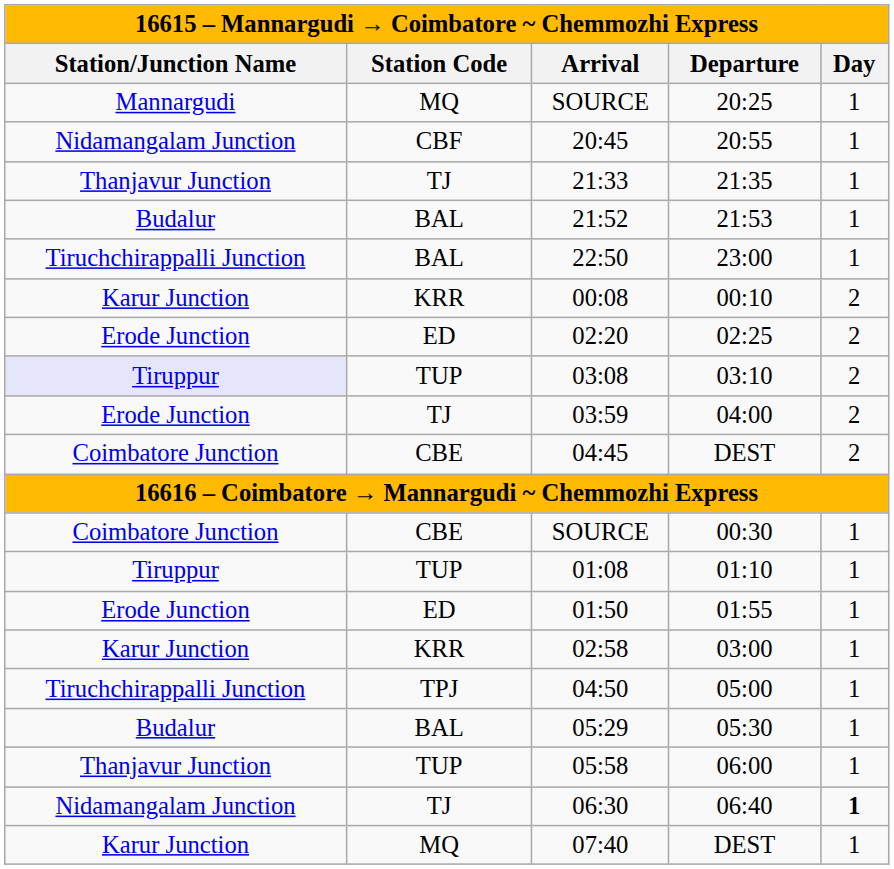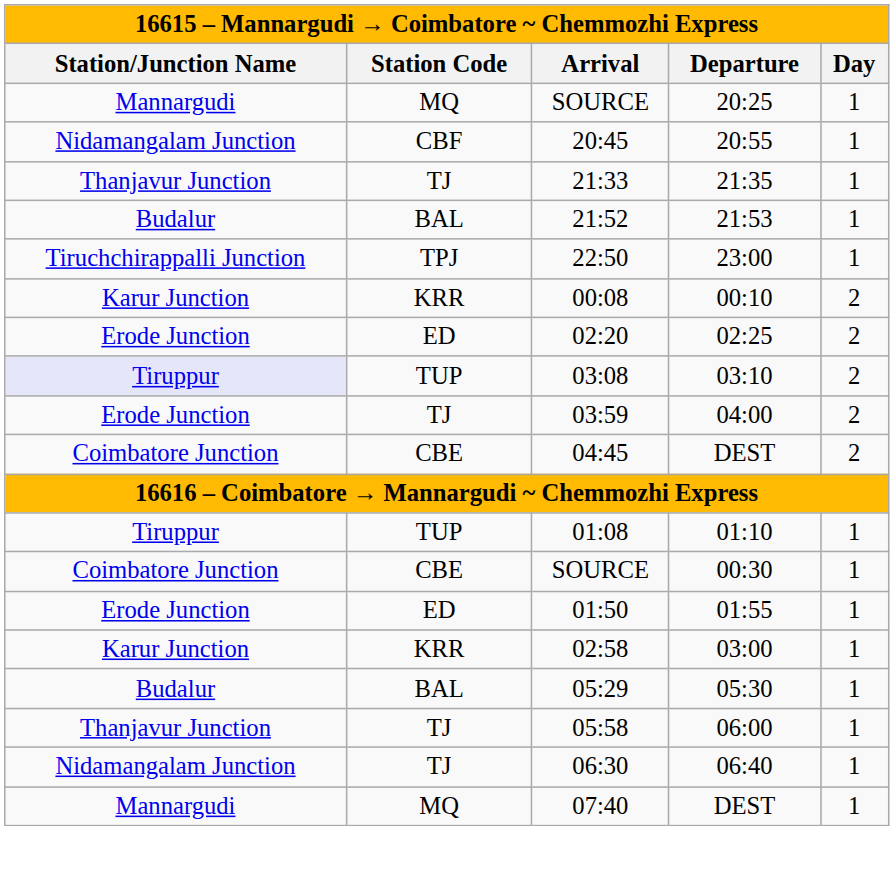(439, 258) BAL -> (439, 258) TPJ
rows swapped: (600, 532) <-> (600, 571)
- row: (600, 688)
(439, 766) TUP -> (439, 727) TJ
(854, 805) bold -> (854, 766) normal
(175, 844) Karur Junction -> (175, 805) Mannargudi
